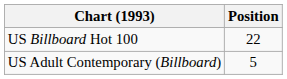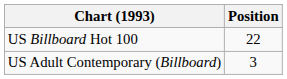(253, 62) 5 -> (253, 62) 3
